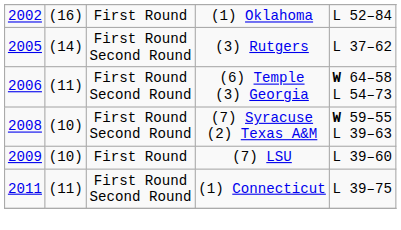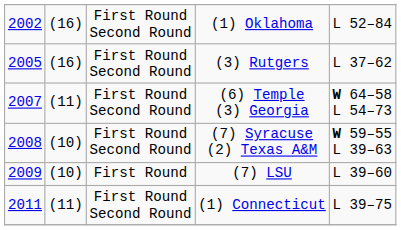(140, 16) First Round -> (140, 24) First Round Second Round
(66, 47) (14) -> (66, 64) (16)
(25, 87) 2006 -> (25, 103) 2007
